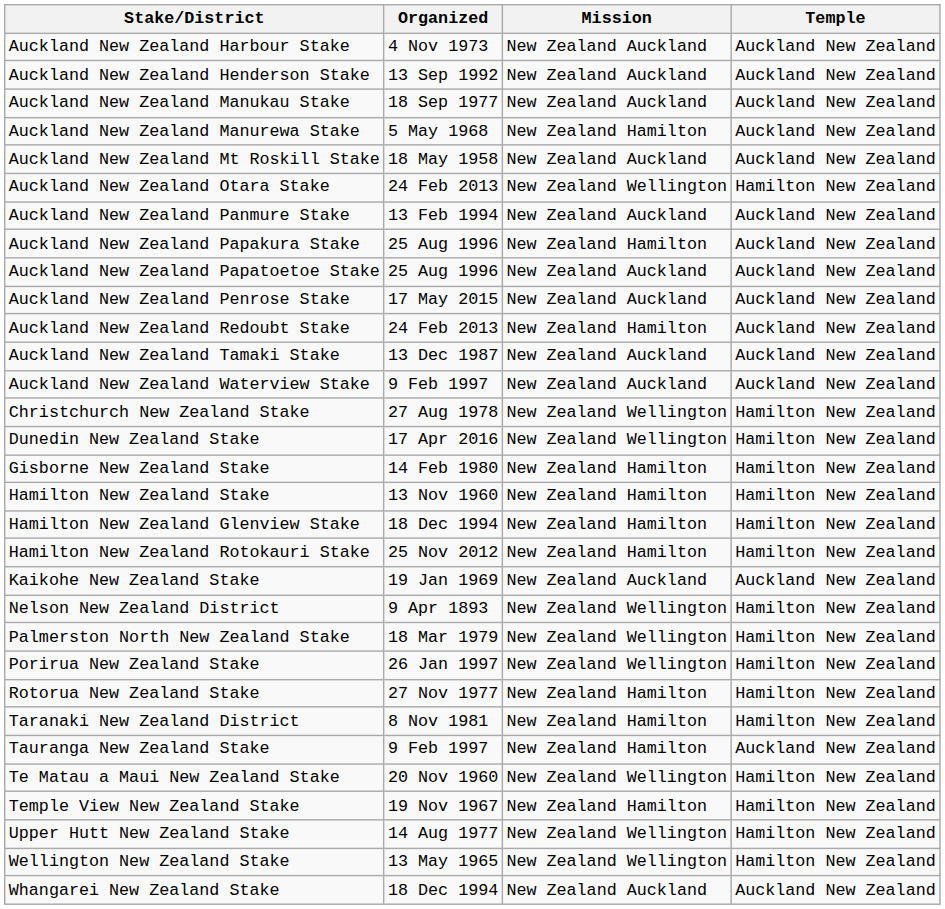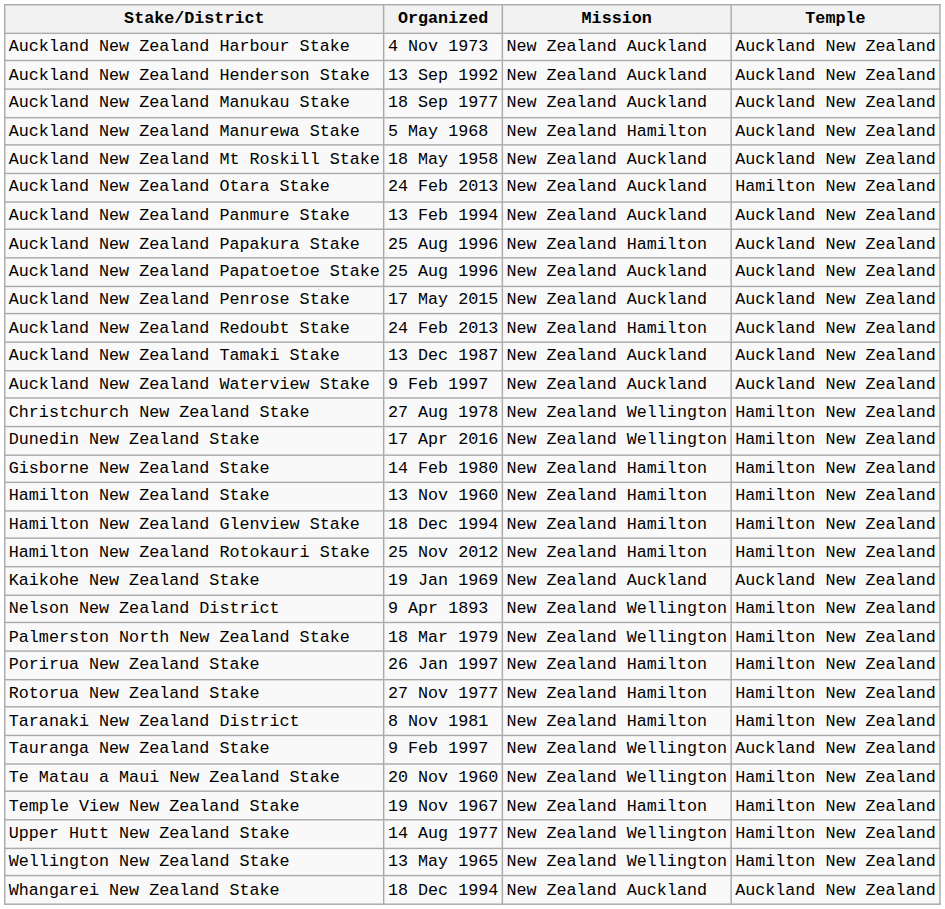(617, 187) New Zealand Wellington -> (607, 187) New Zealand Auckland
(617, 665) New Zealand Wellington -> (607, 665) New Zealand Hamilton
(607, 749) New Zealand Hamilton -> (617, 749) New Zealand Wellington
